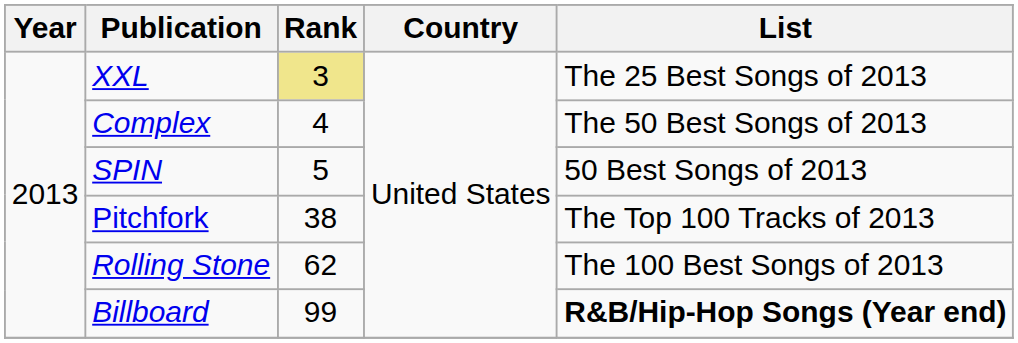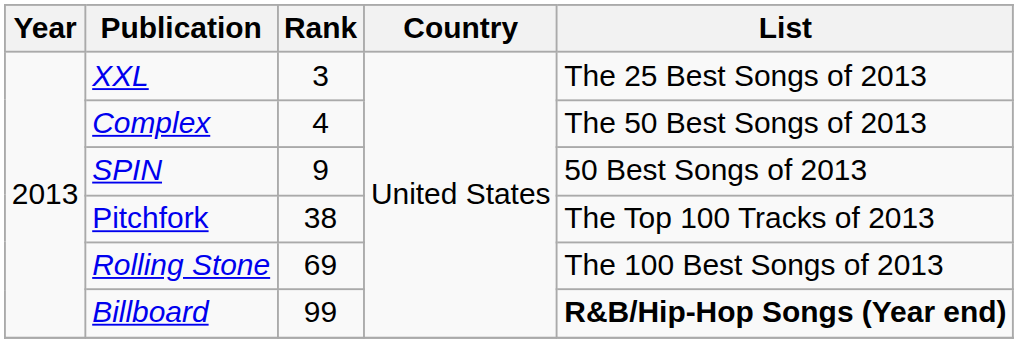(321, 75) khaki background -> (321, 75) no background
(321, 170) 5 -> (321, 170) 9
(321, 265) 62 -> (321, 265) 69
